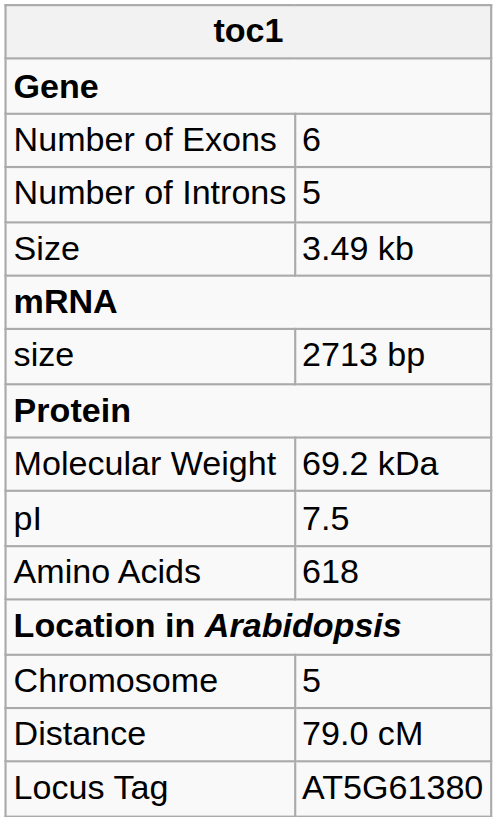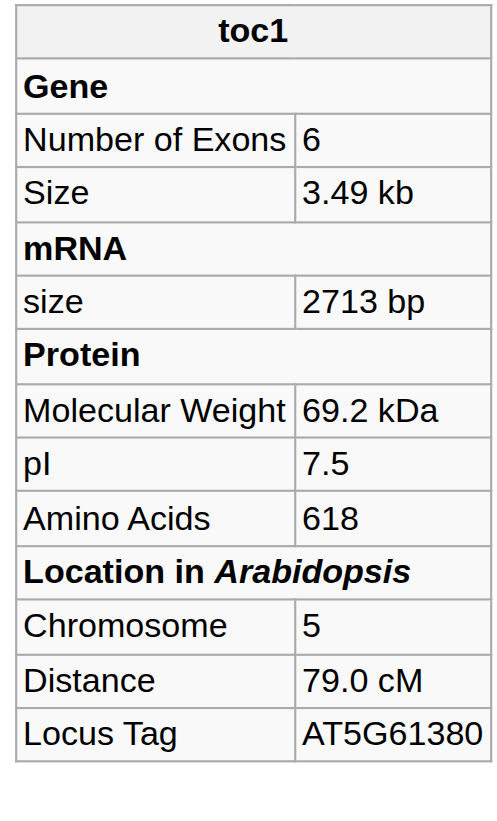- row: (150, 193)
